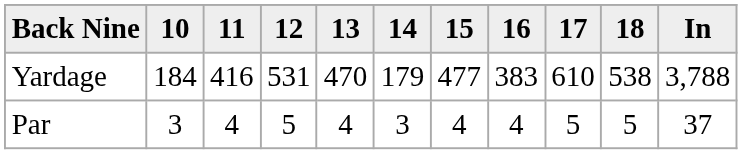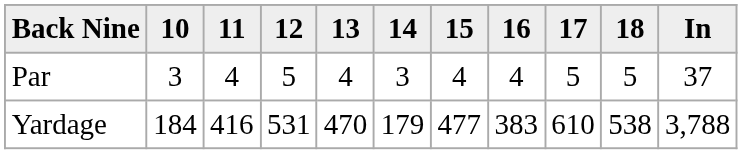rows swapped: (59, 76) <-> (31, 123)
